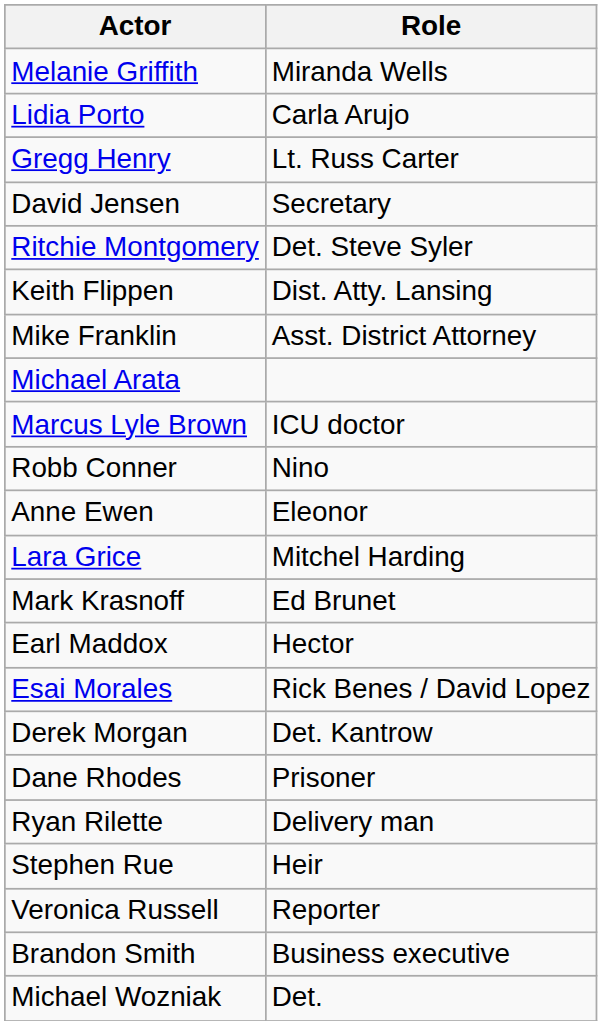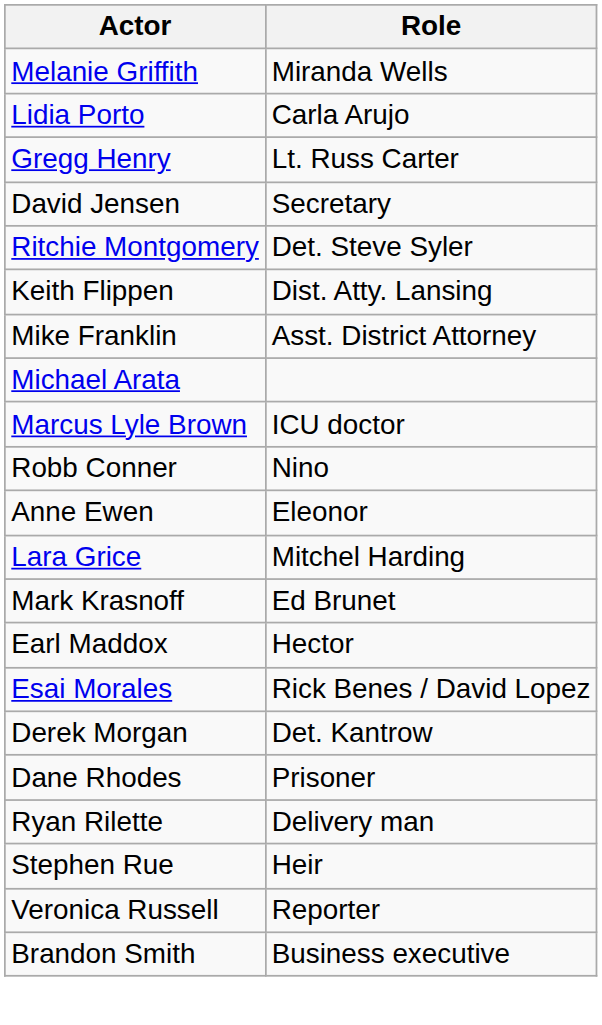- row: (116, 997)
